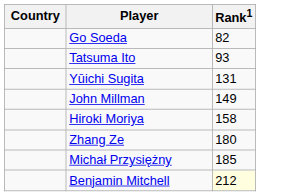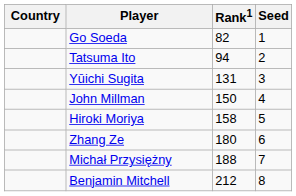+ column: (274, 16)
(222, 58) 93 -> (222, 58) 94
(226, 99) 149 -> (226, 99) 150
(226, 160) 185 -> (226, 160) 188
(226, 180) lightyellow background -> (226, 180) no background
